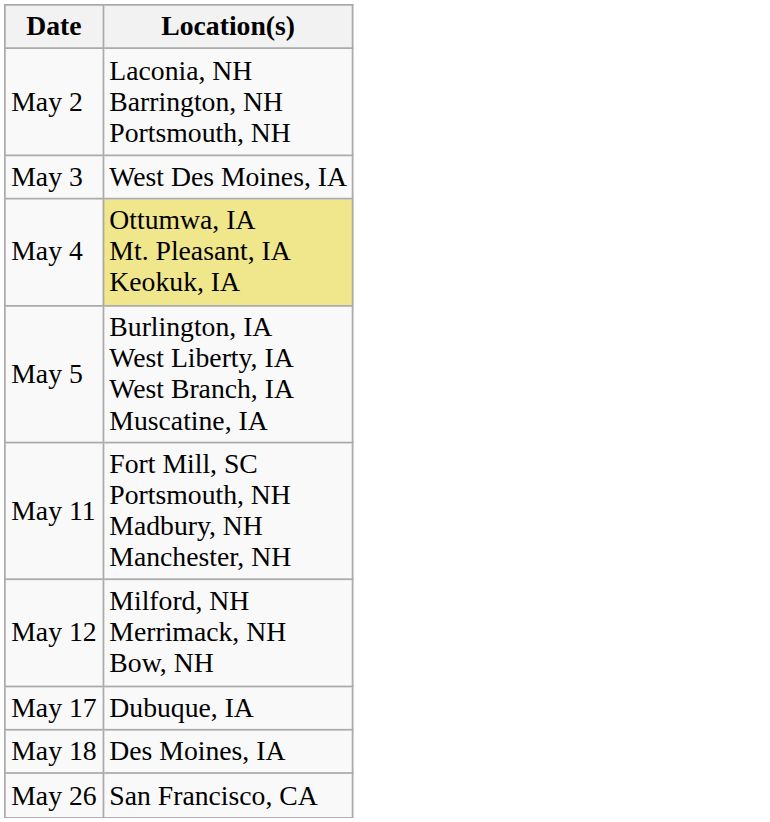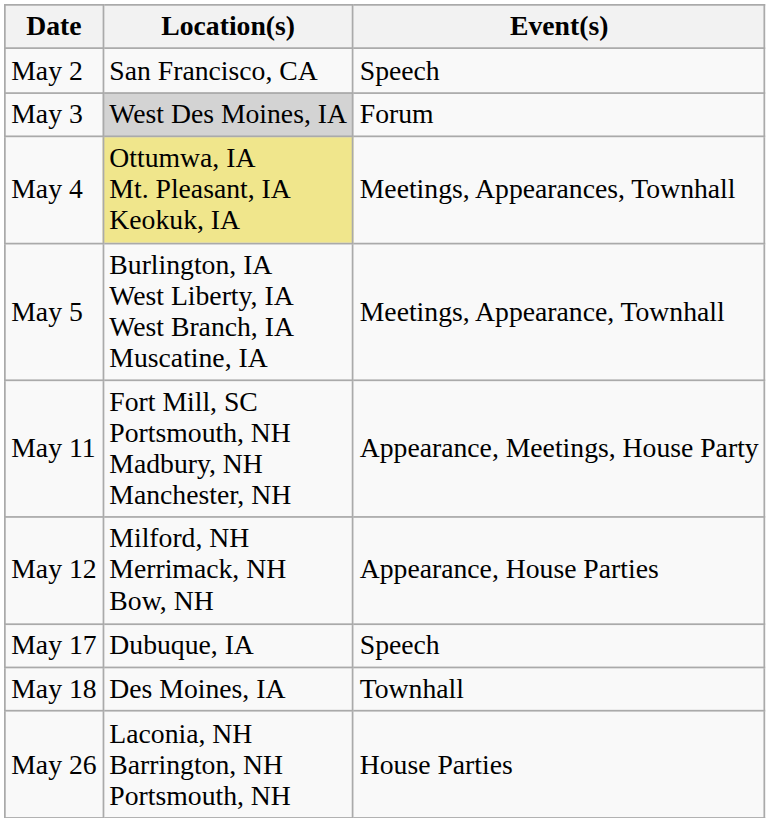+ column: (559, 26)
(200, 101) Laconia, NH Barrington, NH Portsmouth, NH -> (214, 70) San Francisco, CA
(228, 176) no background -> (228, 114) lightgrey background
(214, 795) San Francisco, CA -> (200, 764) Laconia, NH Barrington, NH Portsmouth, NH
